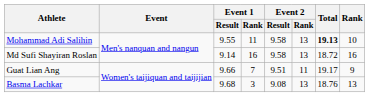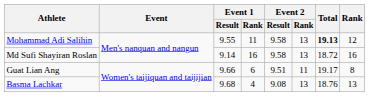(352, 40) 10 -> (352, 40) 12
(253, 70) 7 -> (253, 70) 6
(352, 70) 9 -> (352, 70) 8
(253, 85) 3 -> (253, 85) 4
